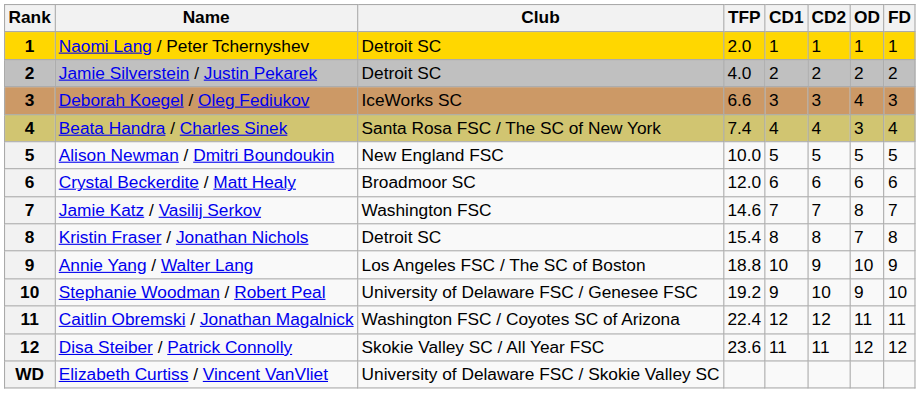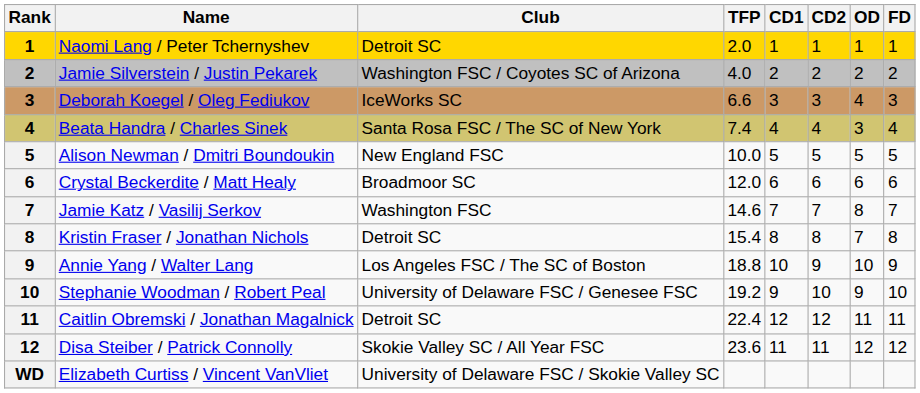(401, 73) Detroit SC -> (521, 73) Washington FSC / Coyotes SC of Arizona
(521, 319) Washington FSC / Coyotes SC of Arizona -> (401, 319) Detroit SC
